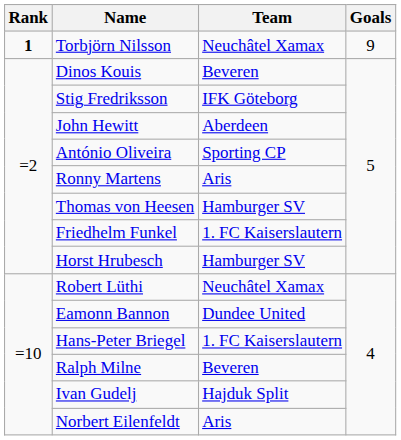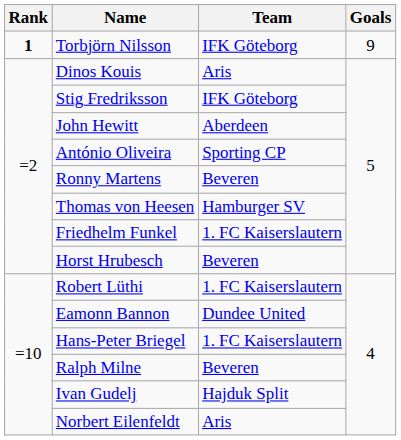(263, 44) Neuchâtel Xamax -> (250, 44) IFK Göteborg
(230, 71) Beveren -> (217, 71) Aris
(217, 179) Aris -> (230, 179) Beveren
(254, 260) Hamburger SV -> (230, 260) Beveren
(263, 286) Neuchâtel Xamax -> (272, 286) 1. FC Kaiserslautern
